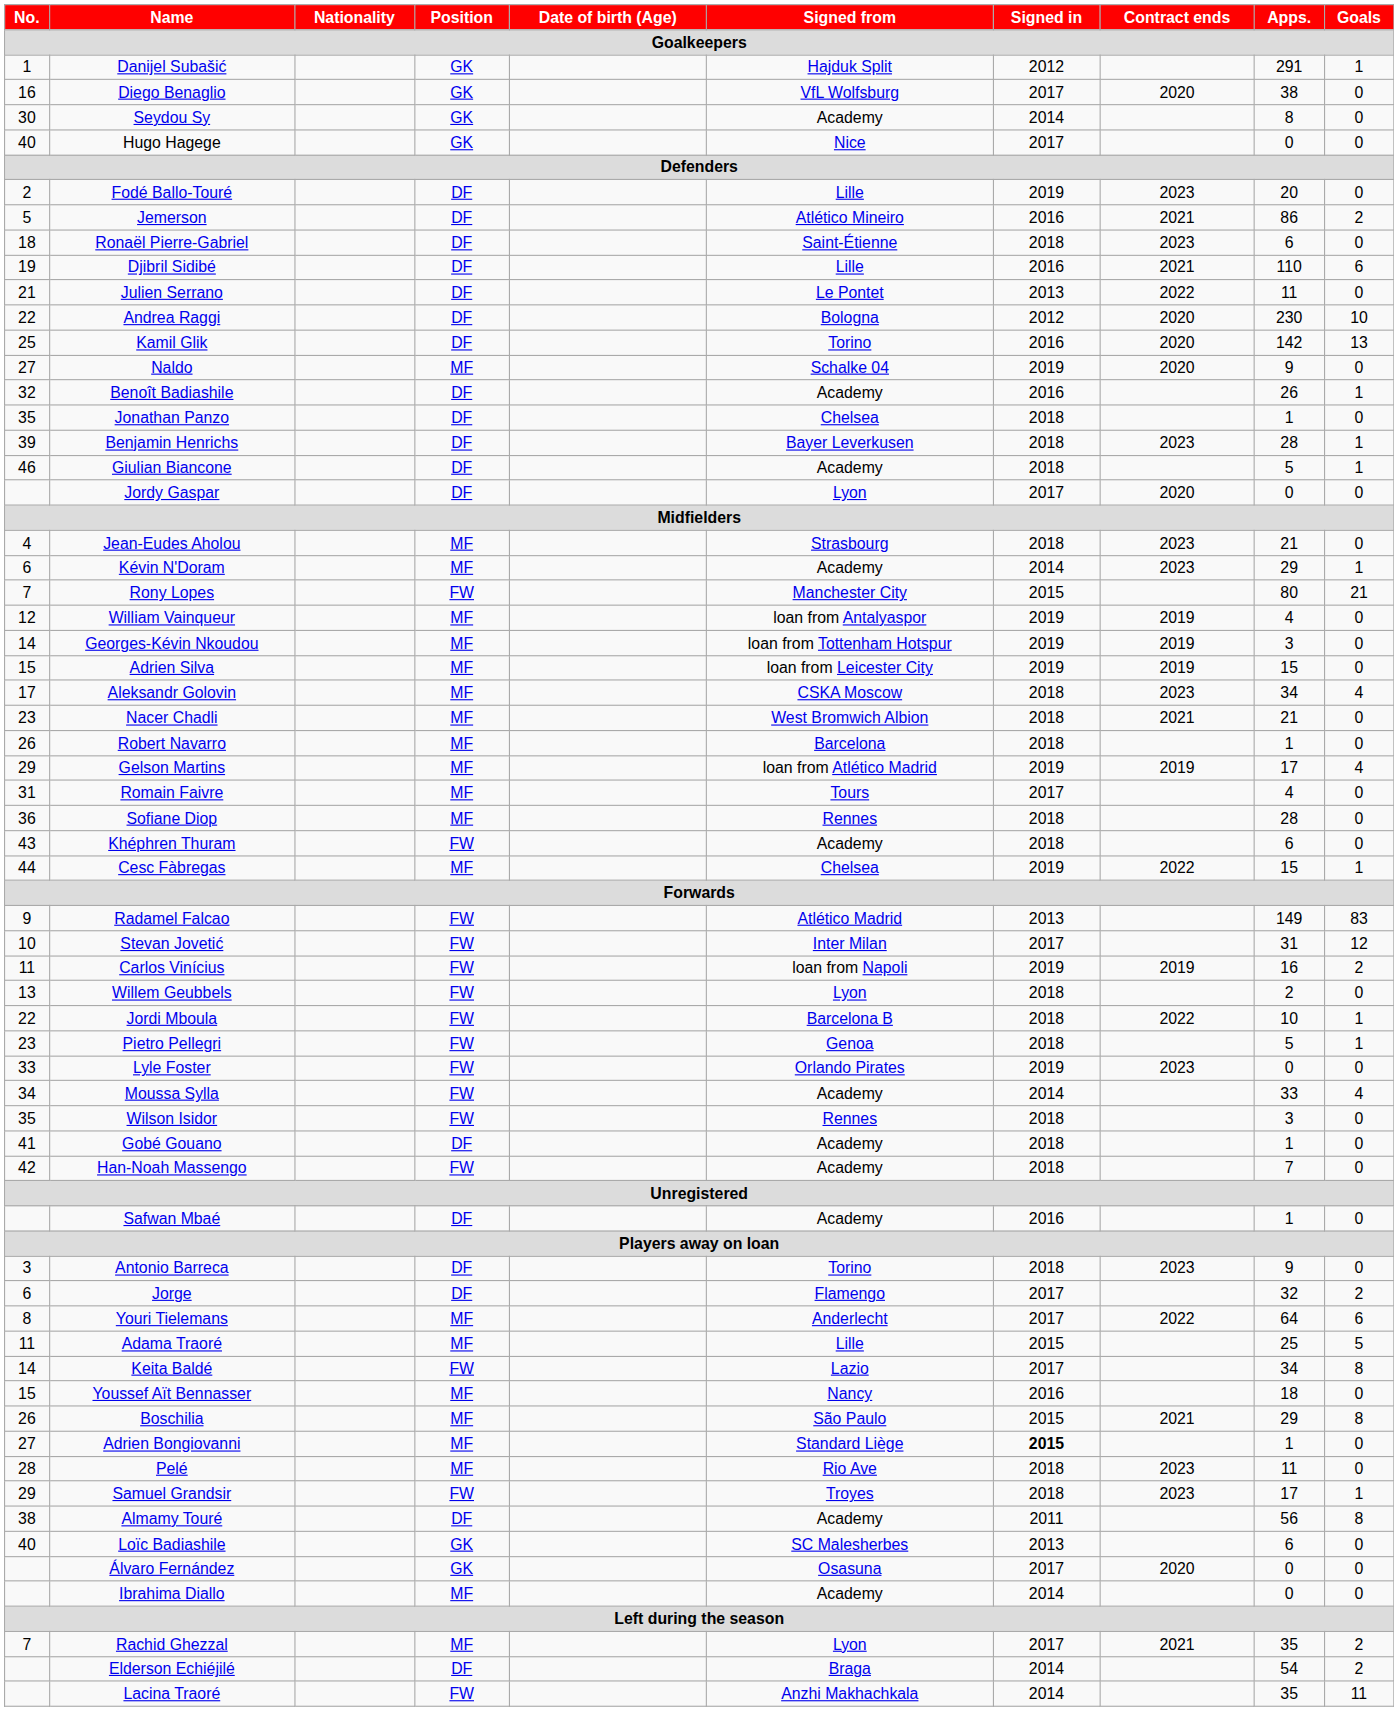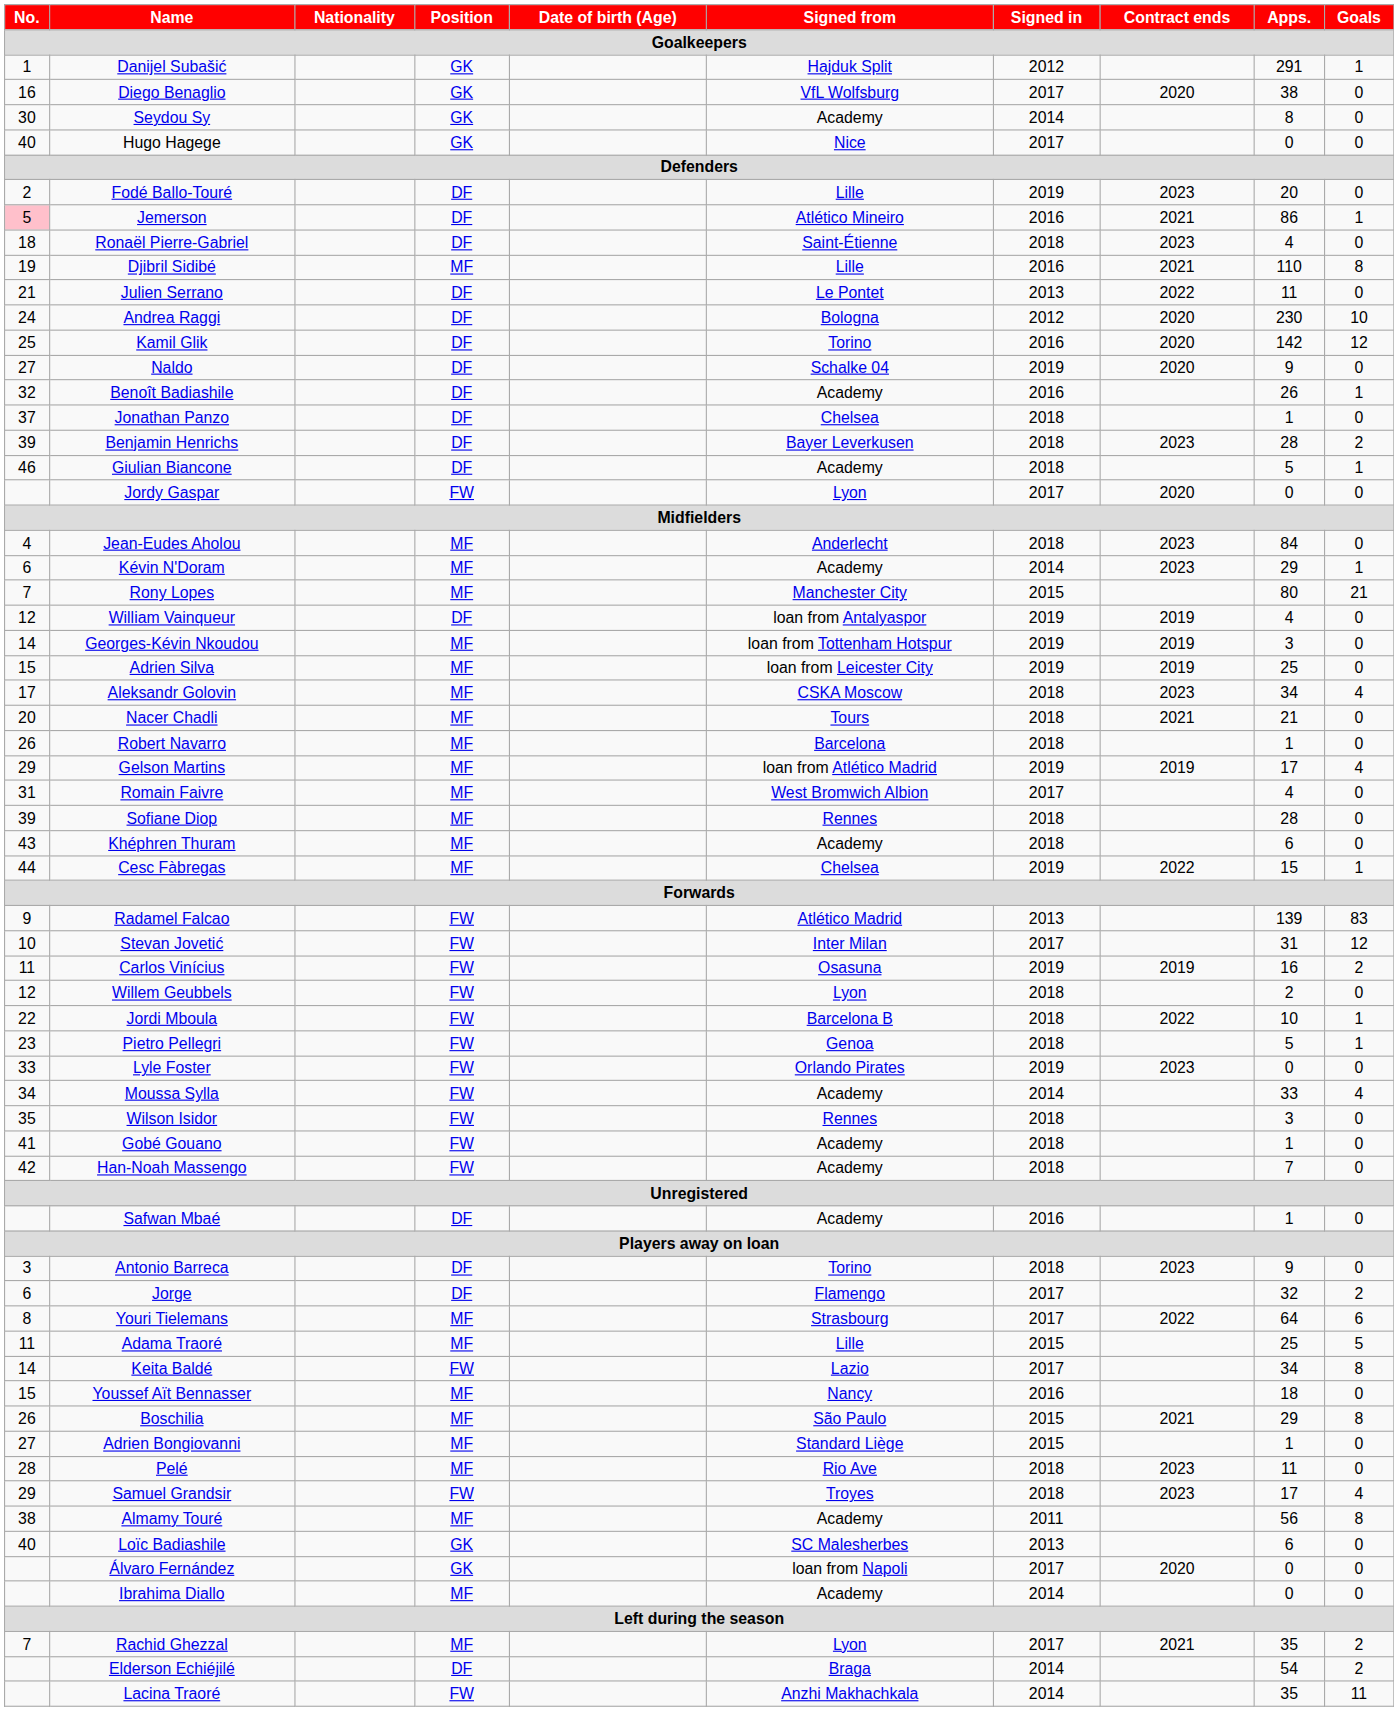(27, 218) no background -> (27, 218) pink background
(1359, 218) 2 -> (1359, 218) 1
(1289, 243) 6 -> (1289, 243) 4
(462, 268) DF -> (462, 268) MF
(1359, 268) 6 -> (1359, 268) 8
(27, 318) 22 -> (27, 318) 24
(1359, 343) 13 -> (1359, 343) 12
(462, 368) MF -> (462, 368) DF
(27, 418) 35 -> (27, 418) 37
(1359, 443) 1 -> (1359, 443) 2
(462, 493) DF -> (462, 493) FW
(850, 543) Strasbourg -> (850, 543) Anderlecht
(1289, 543) 21 -> (1289, 543) 84
(462, 593) FW -> (462, 593) MF
(462, 618) MF -> (462, 618) DF
(1289, 668) 15 -> (1289, 668) 25
(27, 718) 23 -> (27, 718) 20
(850, 718) West Bromwich Albion -> (850, 718) Tours
(850, 793) Tours -> (850, 793) West Bromwich Albion
(27, 818) 36 -> (27, 818) 39
(462, 843) FW -> (462, 843) MF
(1289, 918) 149 -> (1289, 918) 139
(850, 968) loan from Napoli -> (850, 968) Osasuna
(27, 993) 13 -> (27, 993) 12
(462, 1144) DF -> (462, 1144) FW
(850, 1319) Anderlecht -> (850, 1319) Strasbourg
(1046, 1444) bold -> (1046, 1444) normal
(1359, 1494) 1 -> (1359, 1494) 4
(462, 1519) DF -> (462, 1519) MF
(850, 1569) Osasuna -> (850, 1569) loan from Napoli
